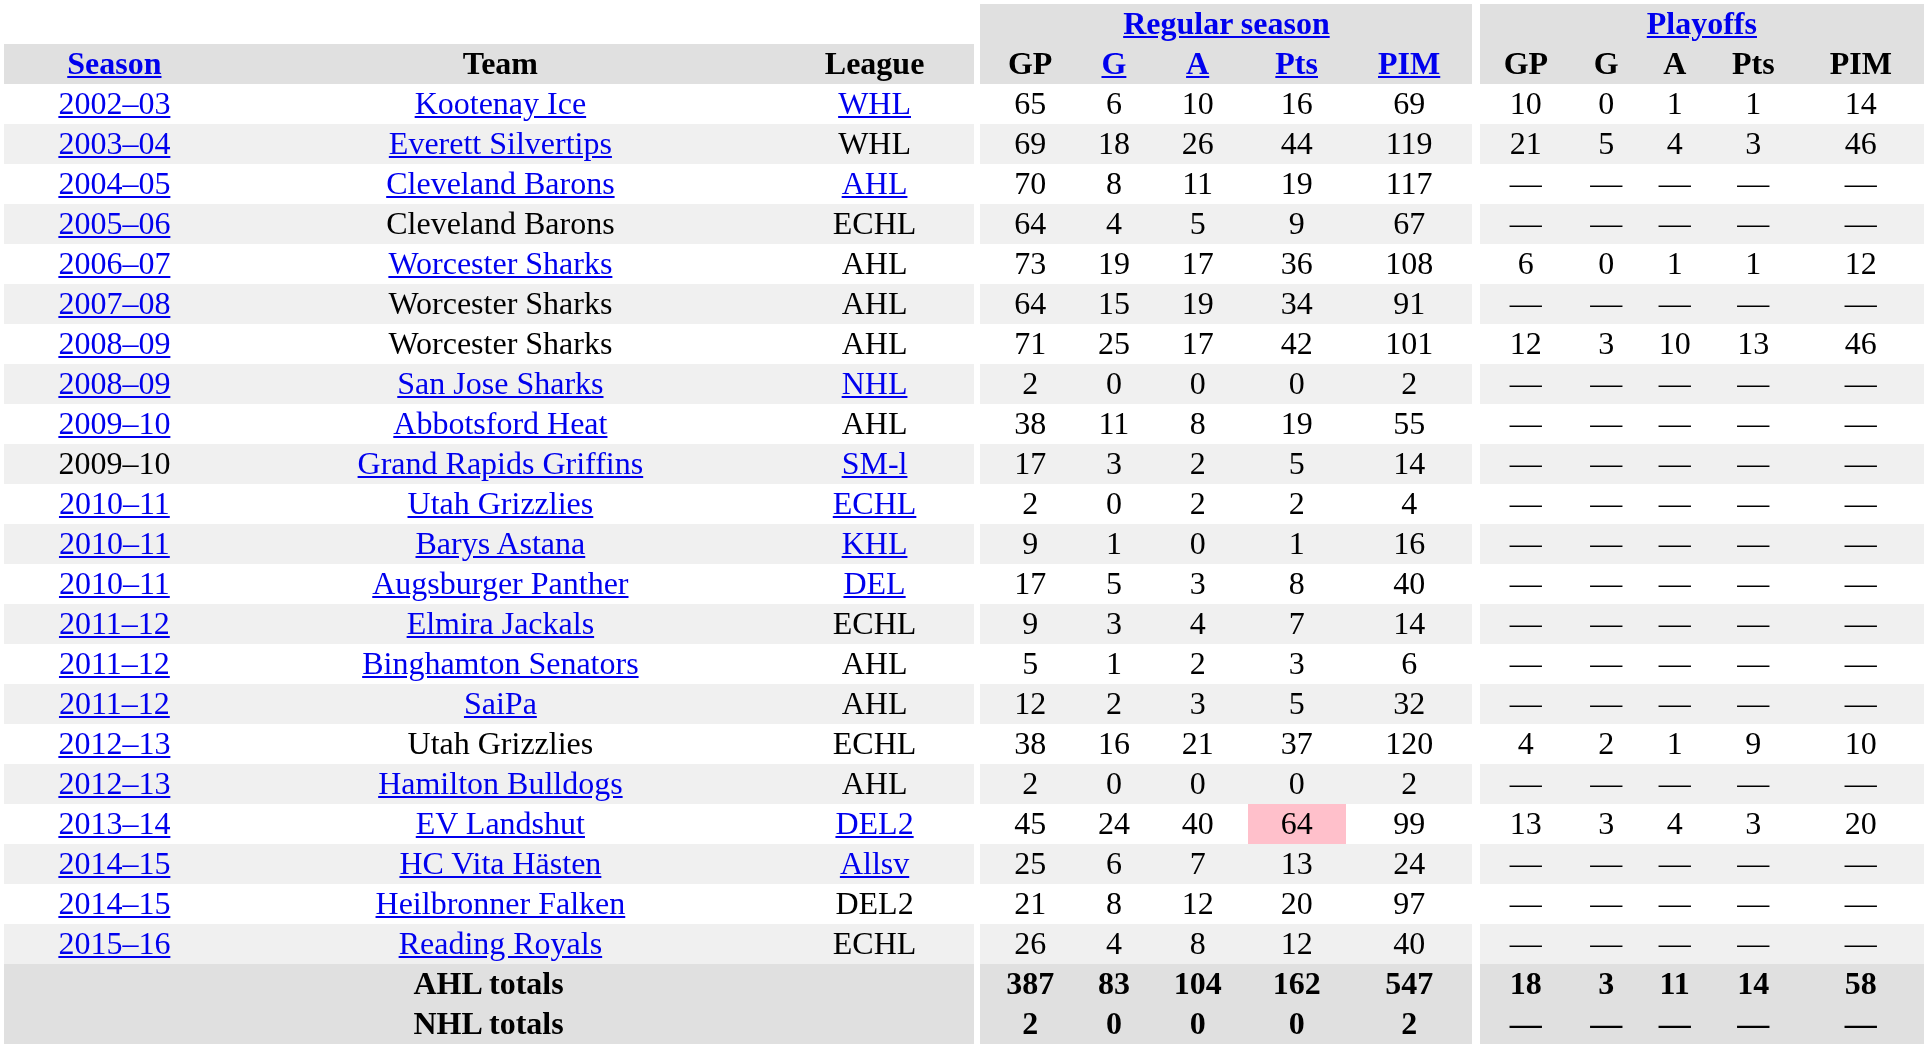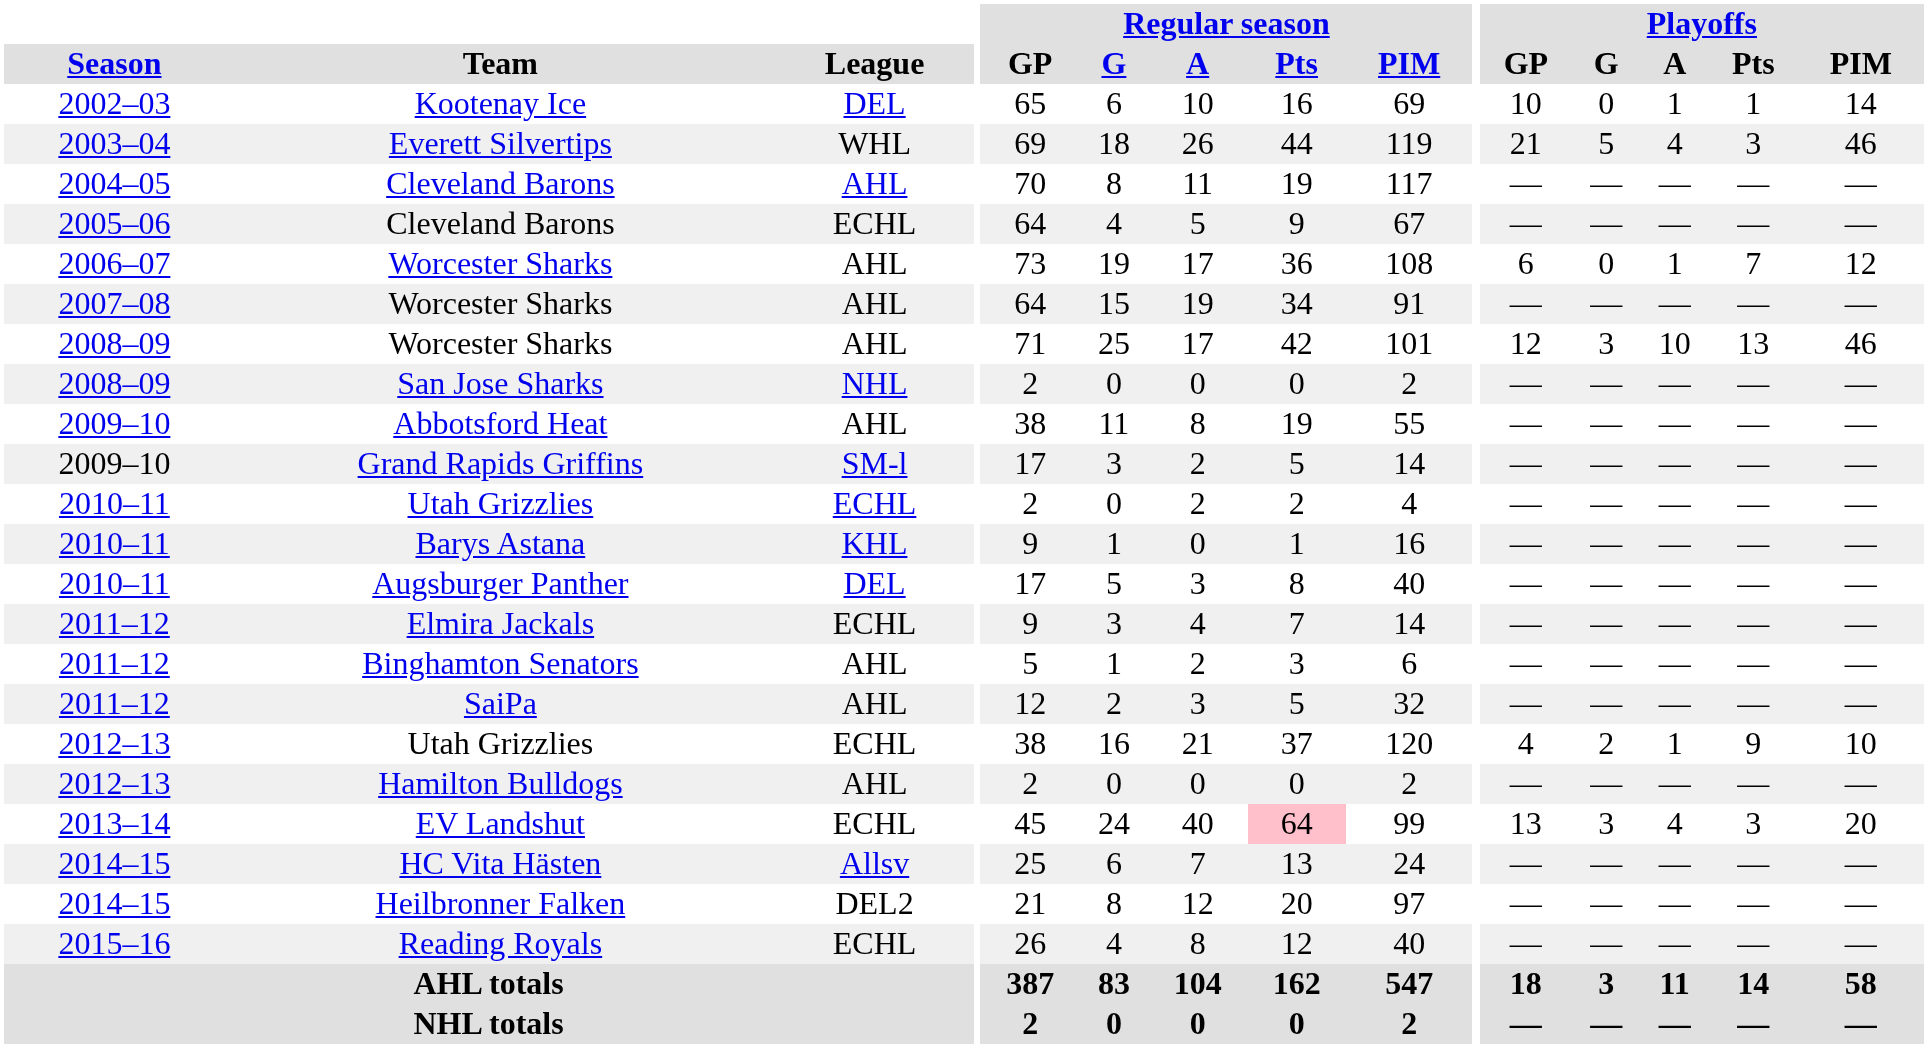(875, 103) WHL -> (875, 103) DEL
(1753, 263) 1 -> (1753, 263) 7
(875, 823) DEL2 -> (875, 823) ECHL
